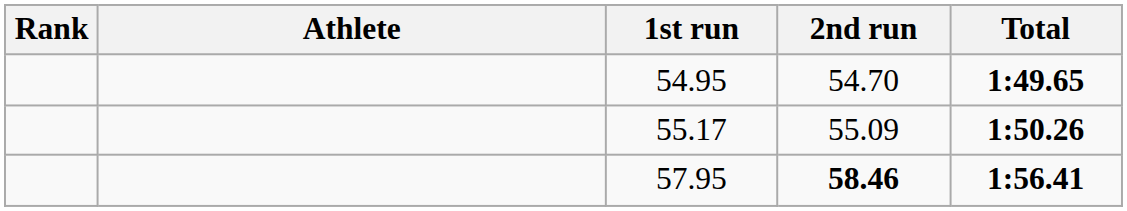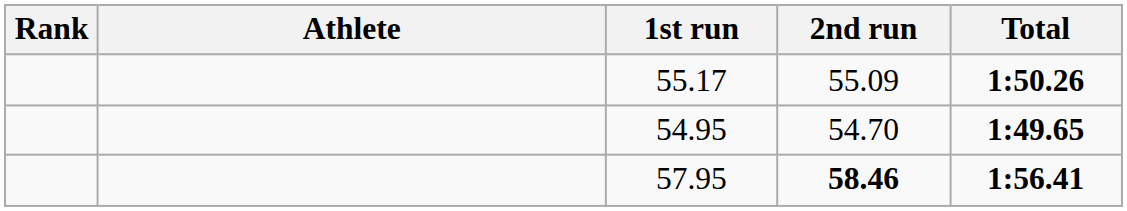rows swapped: (691, 79) <-> (691, 129)
